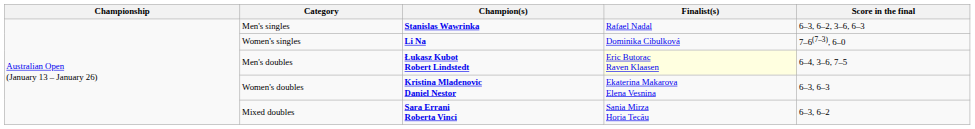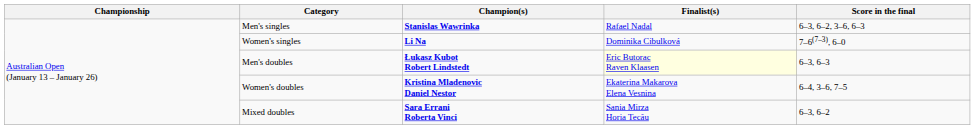(823, 63) 6–4, 3–6, 7–5 -> (814, 63) 6–3, 6–3
(814, 87) 6–3, 6–3 -> (823, 87) 6–4, 3–6, 7–5
